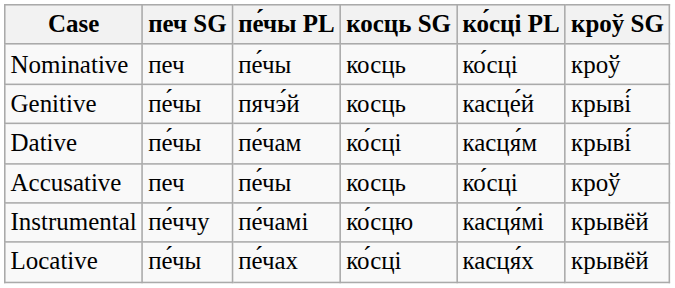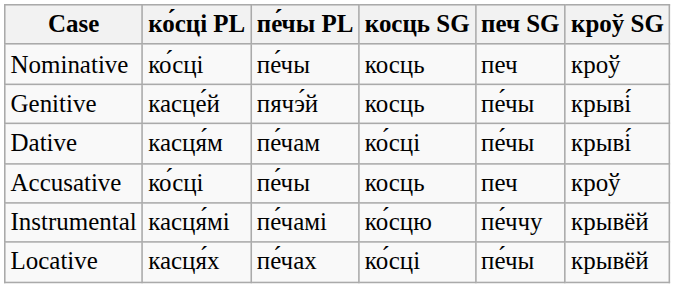columns swapped: (187, 24) <-> (511, 24)
